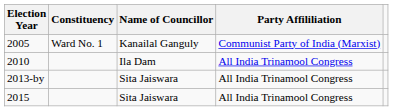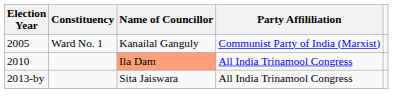(137, 61) no background -> (137, 61) lightsalmon background
- row: (18, 97)
